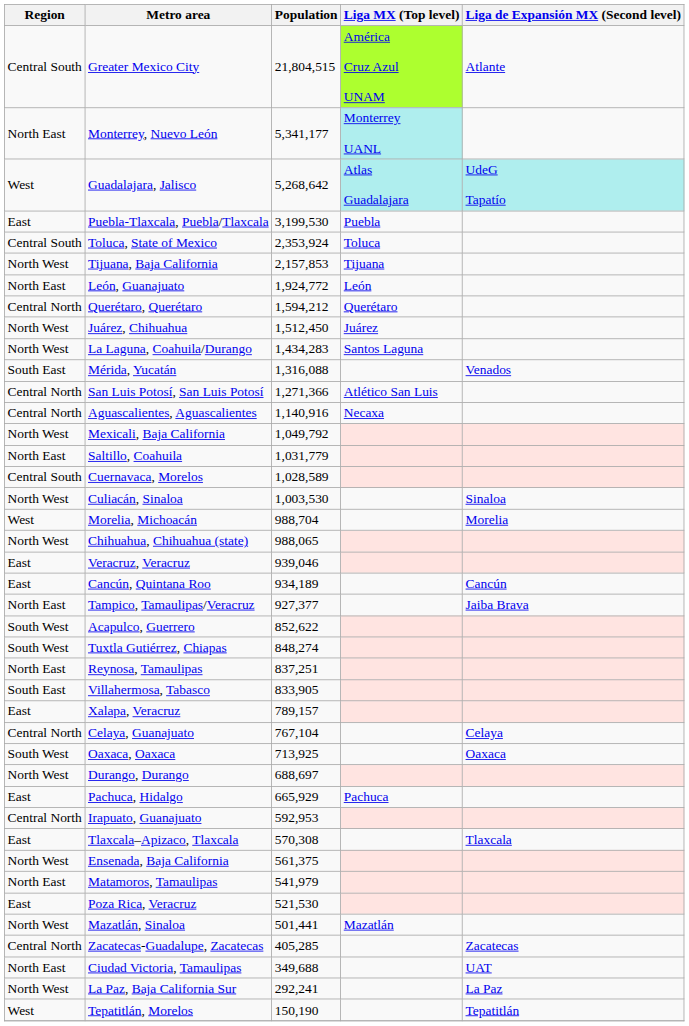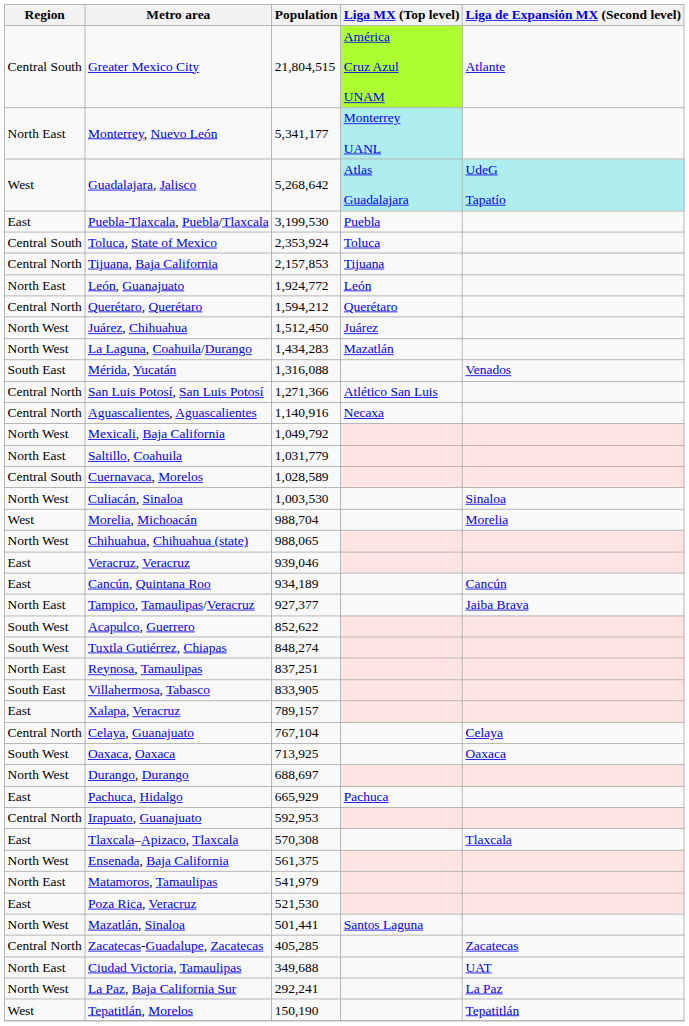(38, 264) North West -> (45, 264) Central North
(384, 349) Santos Laguna -> (369, 349) Mazatlán
(369, 924) Mazatlán -> (384, 924) Santos Laguna
